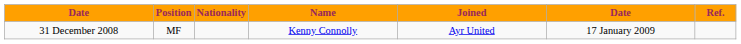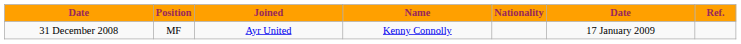columns swapped: (221, 13) <-> (472, 13)
